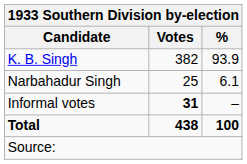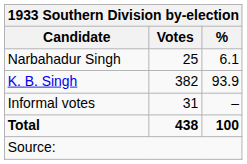rows swapped: (42, 59) <-> (64, 81)
(191, 103) bold -> (191, 103) normal
